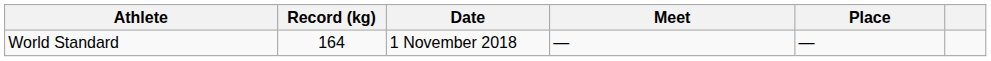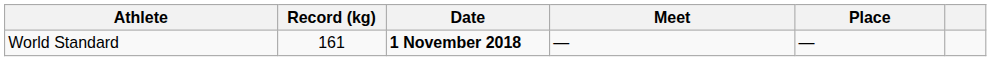(332, 43) 164 -> (332, 43) 161
(453, 43) normal -> (456, 43) bold
